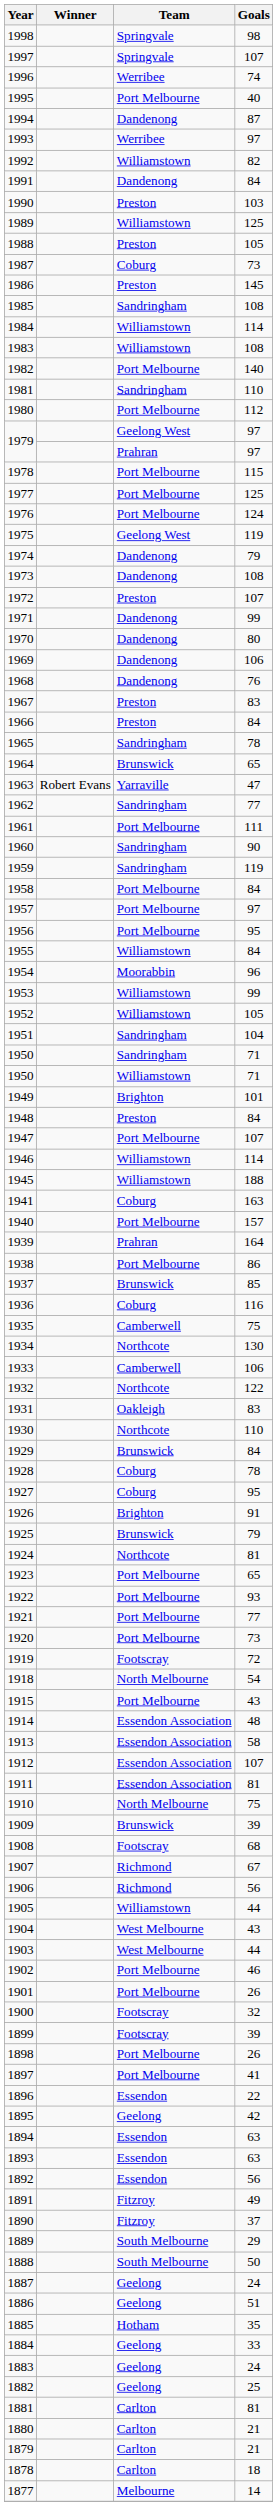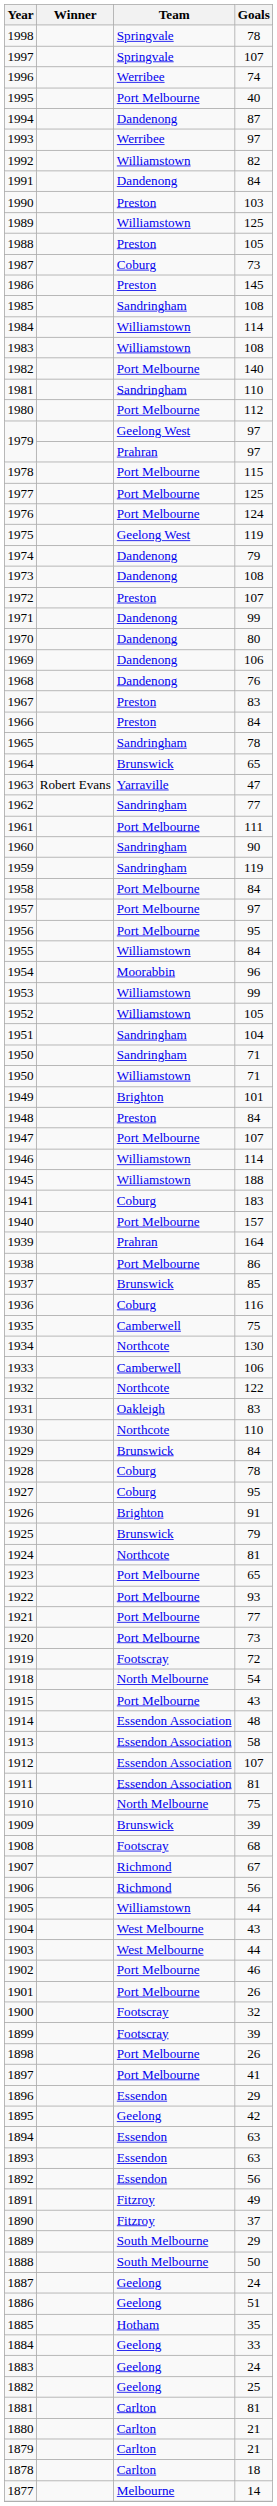(254, 35) 98 -> (254, 35) 78
(254, 1200) 163 -> (254, 1200) 183
(254, 2095) 22 -> (254, 2095) 29
